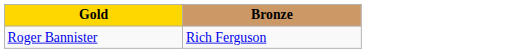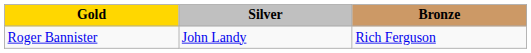+ column: (265, 15)
